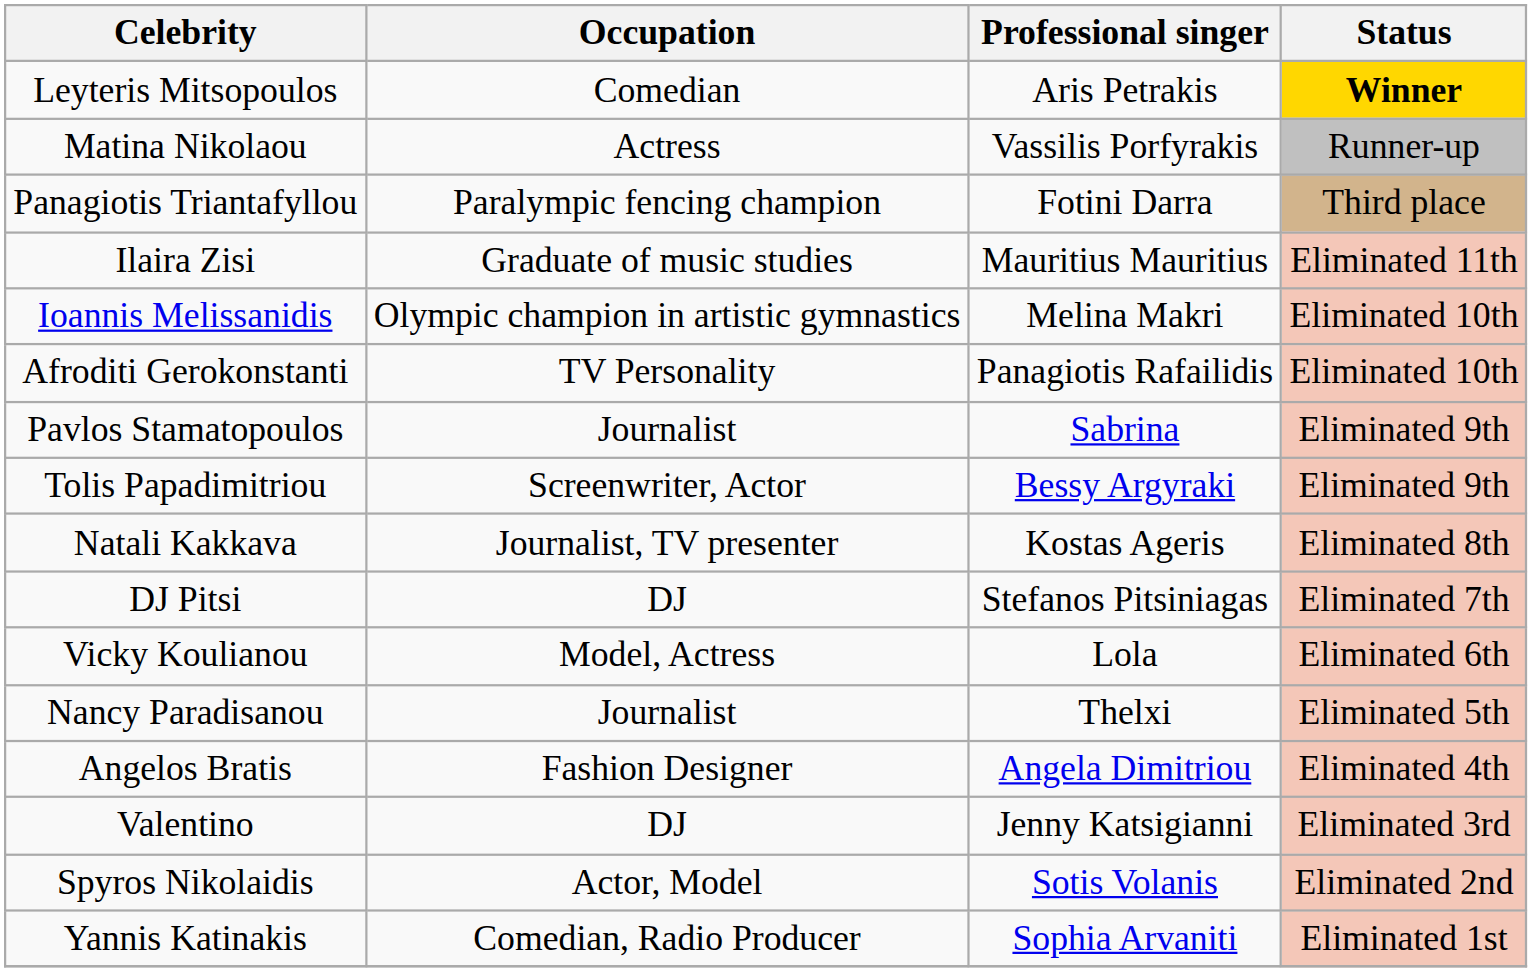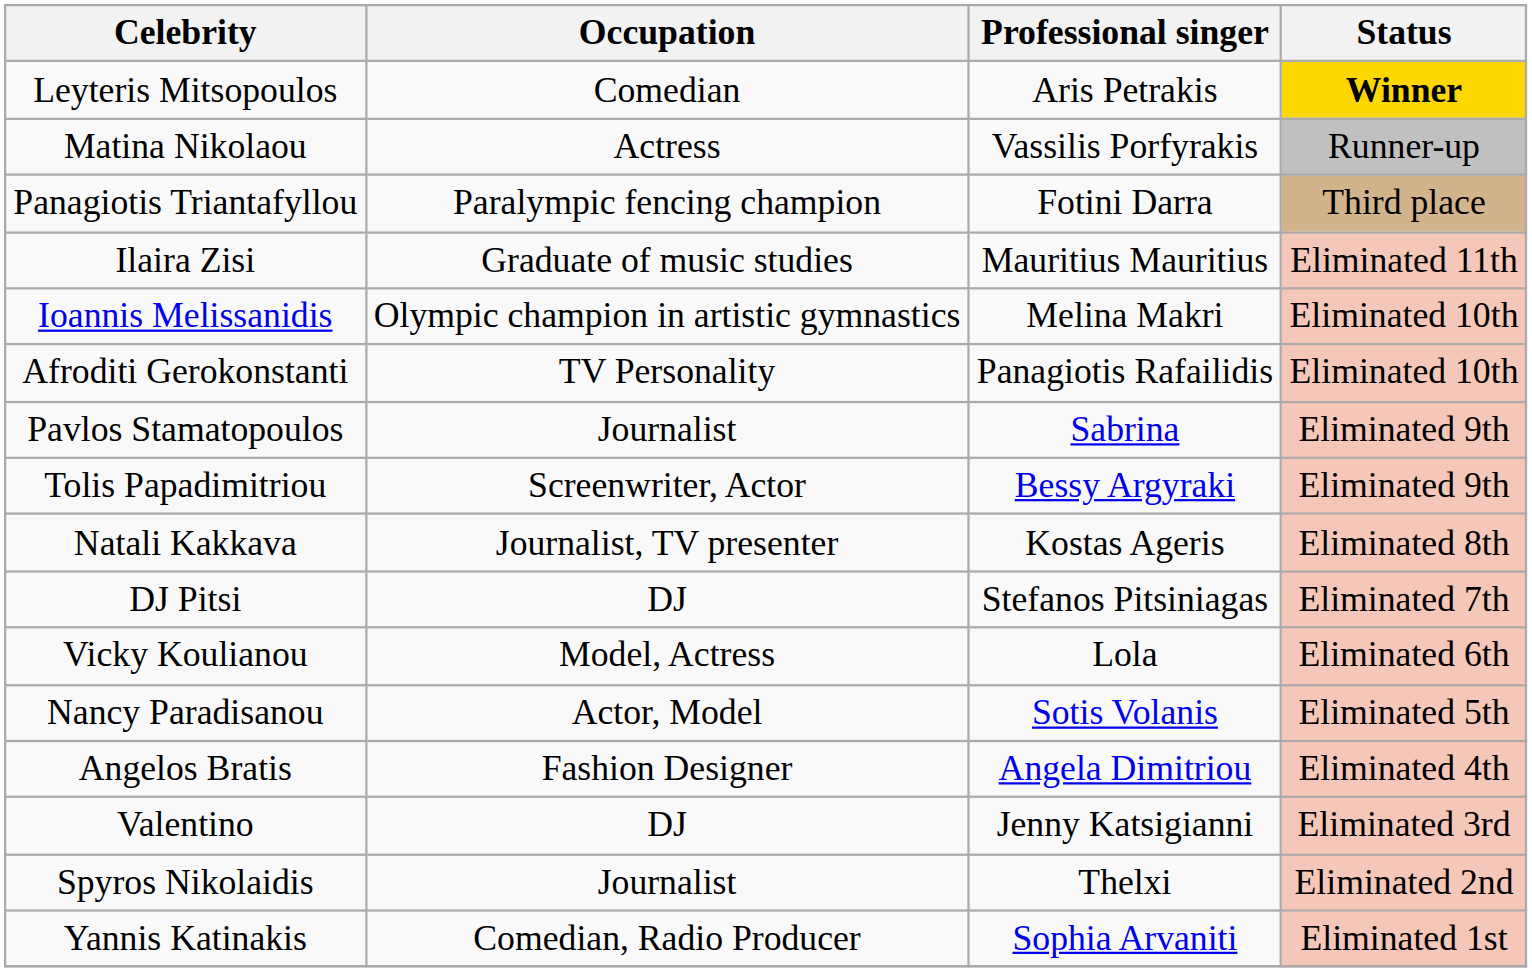(667, 711) Journalist -> (667, 711) Actor, Model
(1125, 711) Thelxi -> (1125, 711) Sotis Volanis
(667, 881) Actor, Model -> (667, 881) Journalist
(1125, 881) Sotis Volanis -> (1125, 881) Thelxi
